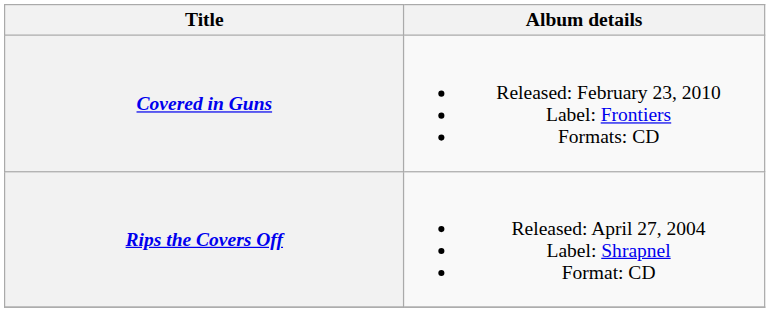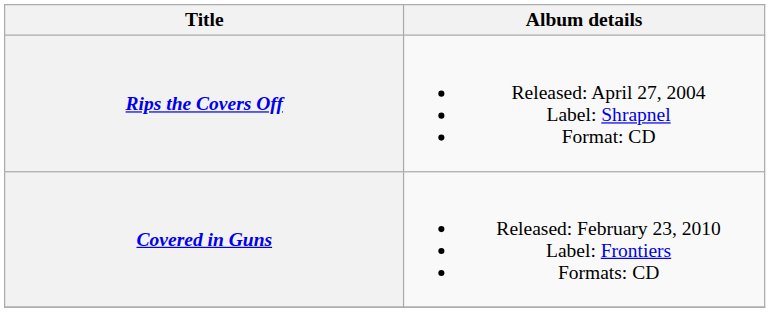rows swapped: (204, 239) <-> (204, 103)
